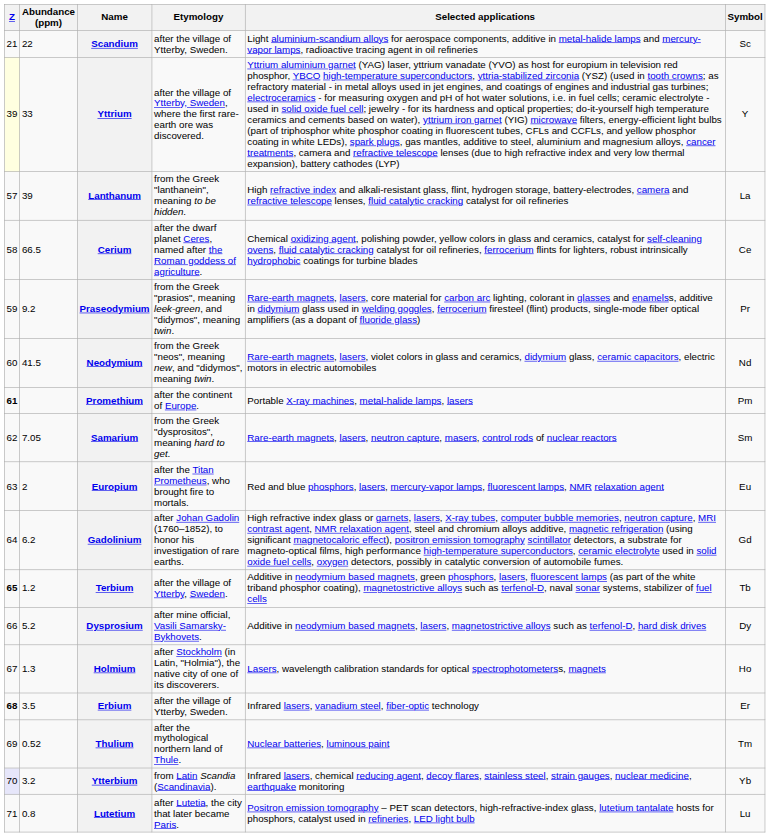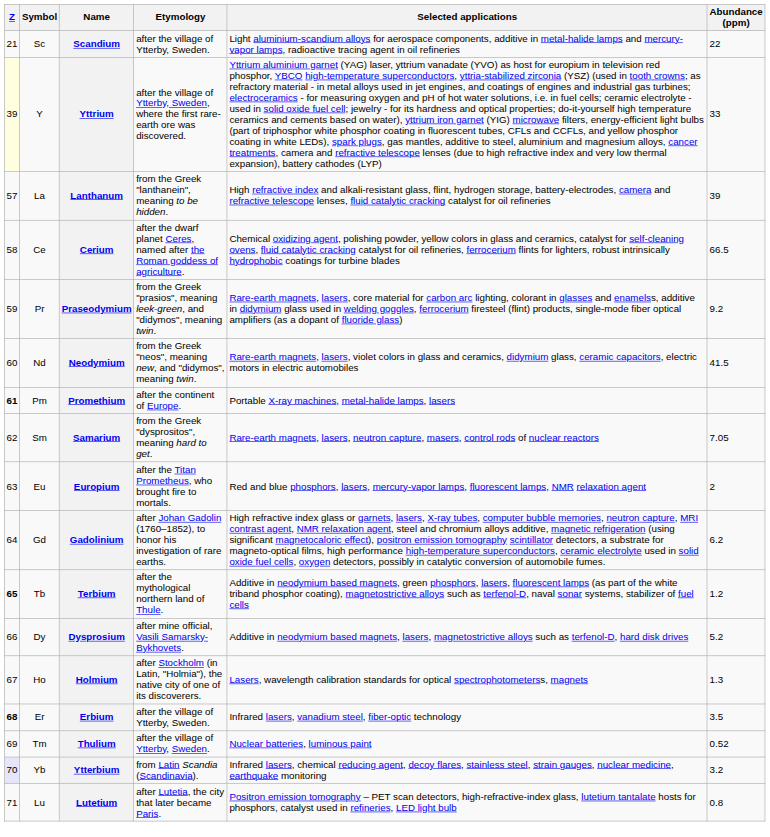columns swapped: (745, 17) <-> (48, 17)
(193, 588) after the village of Ytterby, Sweden. -> (170, 594) after the mythological northern land of Thule.
(188, 744) after the mythological northern land of Thule. -> (175, 744) after the village of Ytterby, Sweden.
